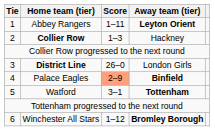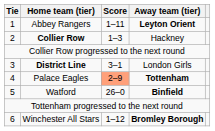(115, 65) 26–0 -> (115, 65) 3–1
(167, 78) Binfield -> (167, 78) Tottenham
(115, 92) 3–1 -> (115, 92) 26–0
(167, 92) Tottenham -> (167, 92) Binfield
